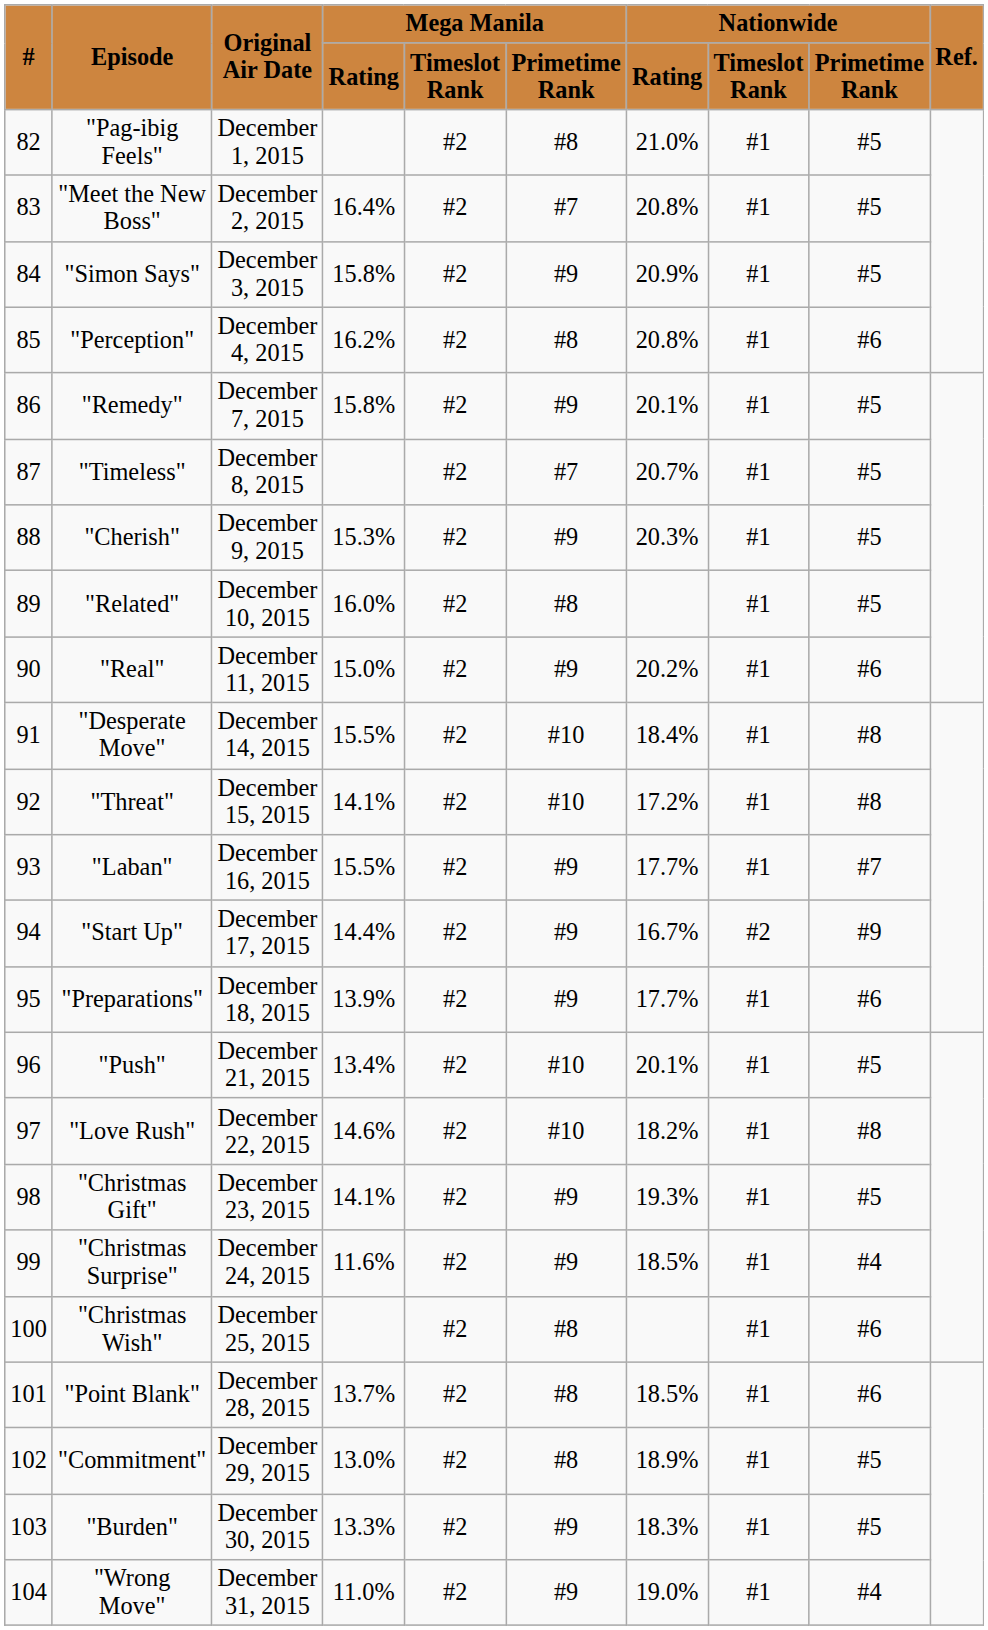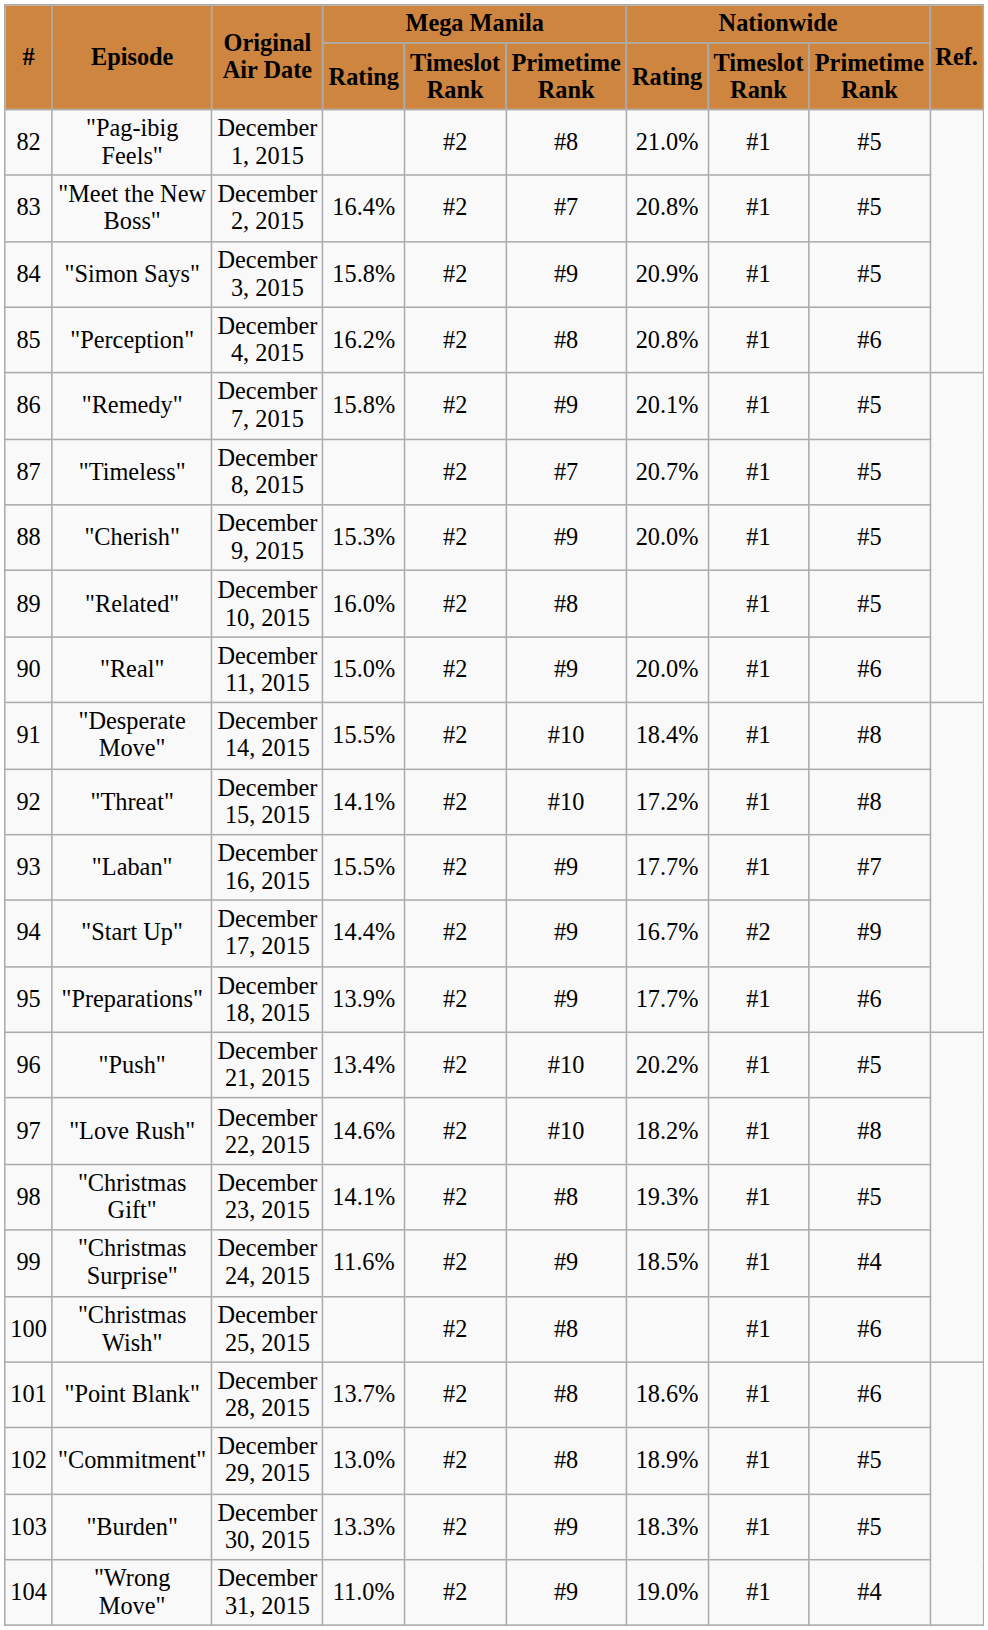(667, 537) 20.3% -> (667, 537) 20.0%
(667, 669) 20.2% -> (667, 669) 20.0%
(667, 1064) 20.1% -> (667, 1064) 20.2%
(566, 1196) #9 -> (566, 1196) #8
(667, 1394) 18.5% -> (667, 1394) 18.6%
